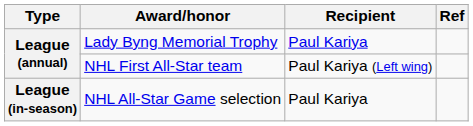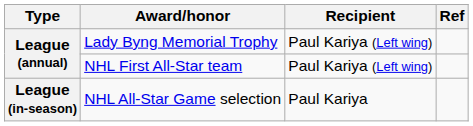(328, 41) Paul Kariya -> (360, 41) Paul Kariya (Left wing)
